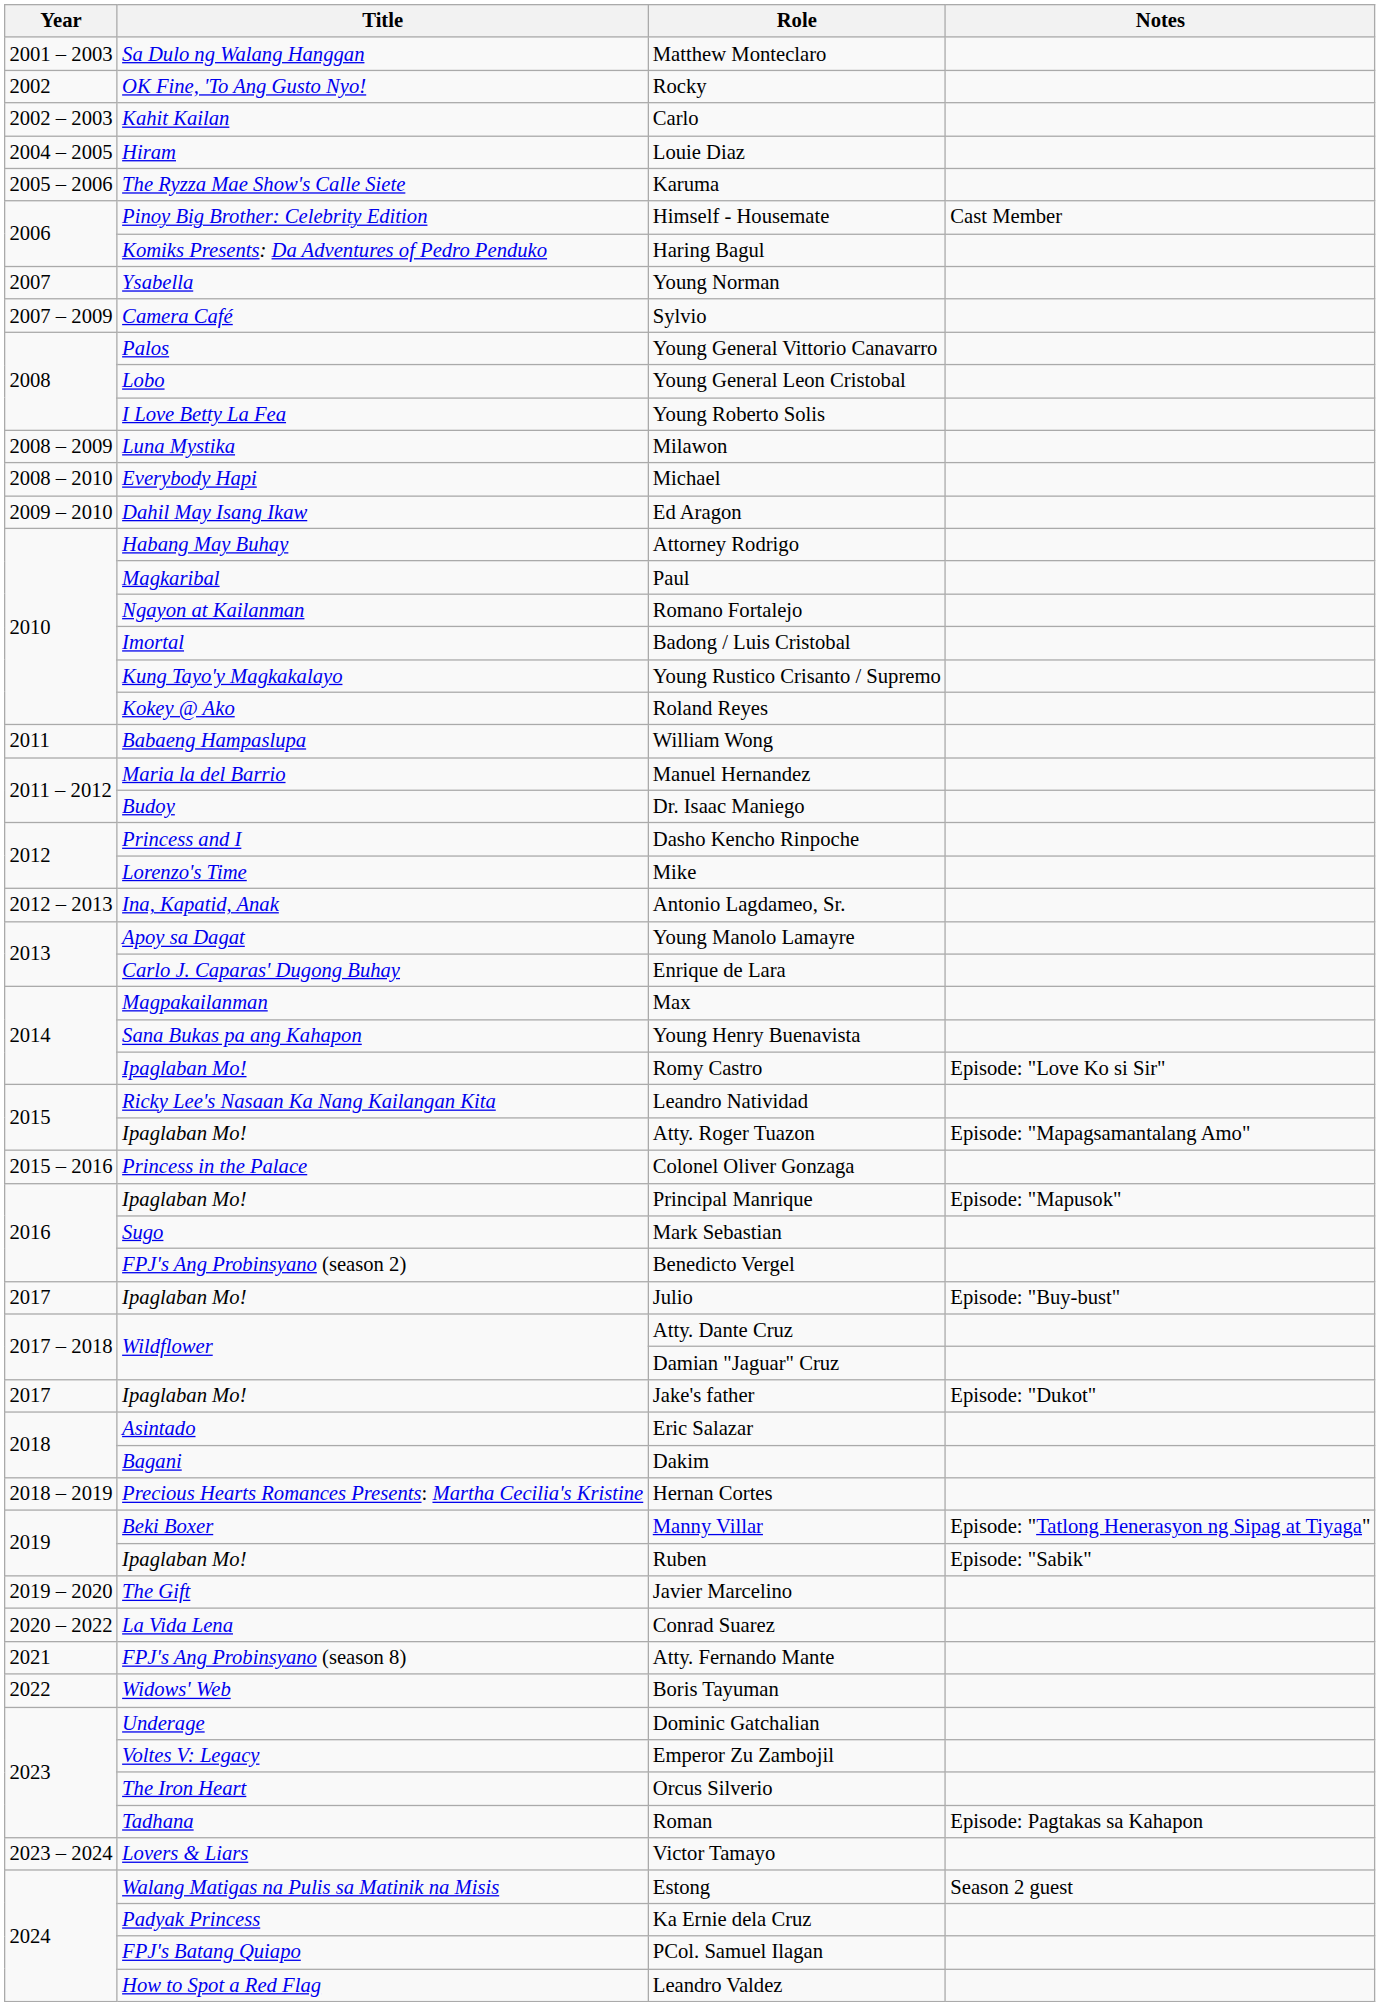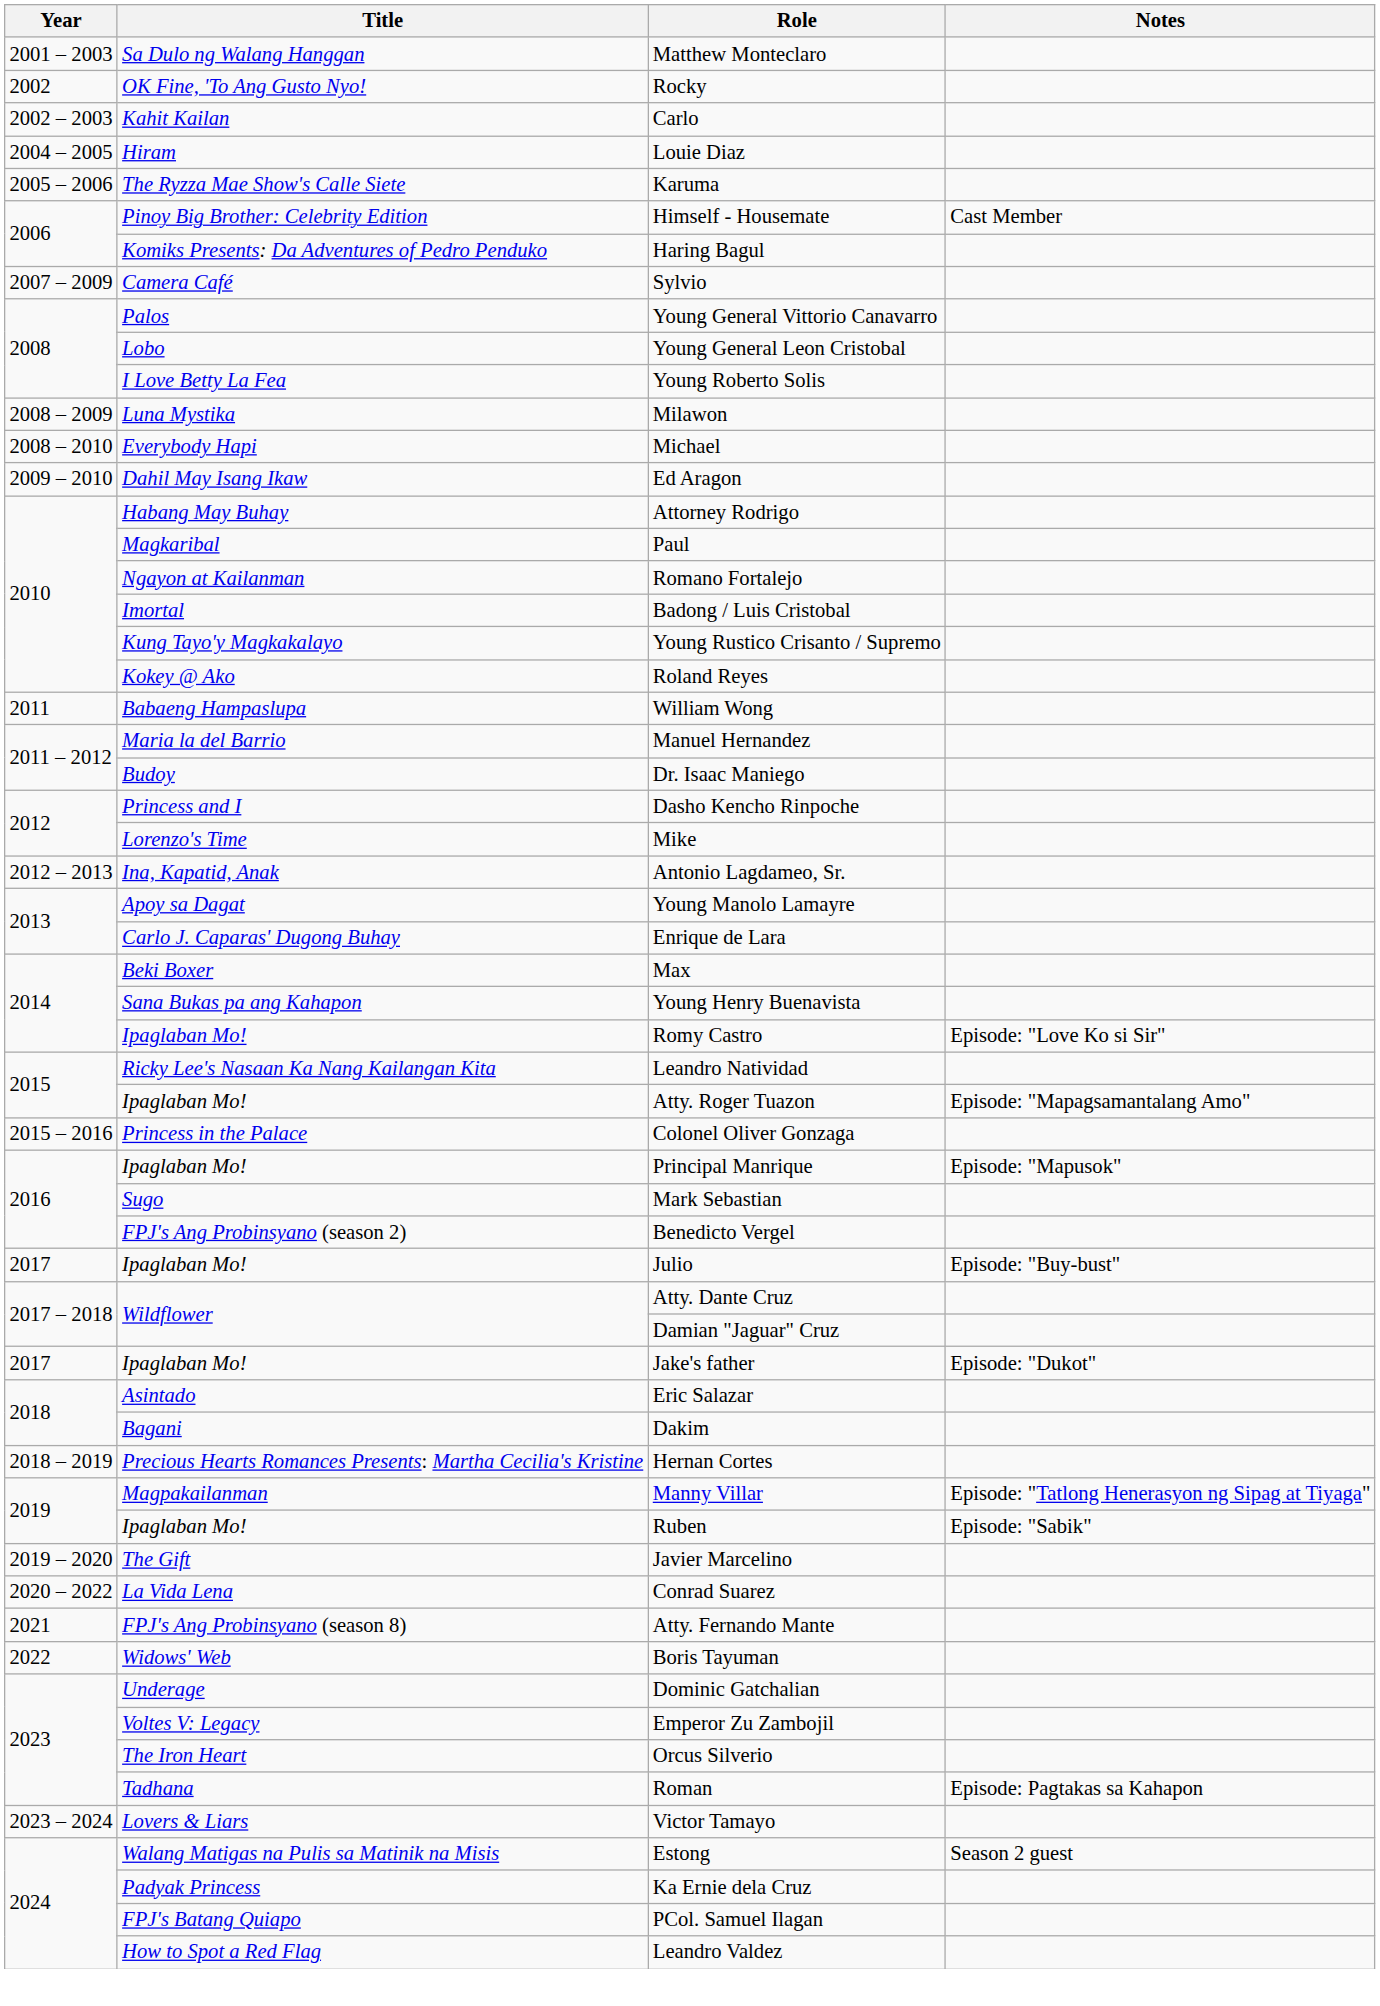- row: (716, 282)
(195, 1002) Magpakailanman -> (168, 970) Beki Boxer
(168, 1526) Beki Boxer -> (195, 1493) Magpakailanman
